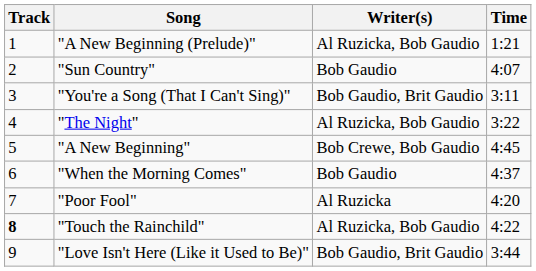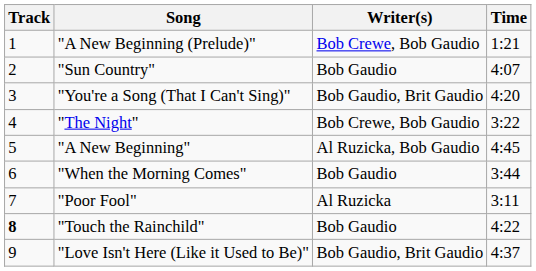(398, 43) Al Ruzicka, Bob Gaudio -> (398, 43) Bob Crewe, Bob Gaudio
(505, 95) 3:11 -> (505, 95) 4:20
(398, 122) Al Ruzicka, Bob Gaudio -> (398, 122) Bob Crewe, Bob Gaudio
(398, 148) Bob Crewe, Bob Gaudio -> (398, 148) Al Ruzicka, Bob Gaudio
(505, 174) 4:37 -> (505, 174) 3:44
(505, 200) 4:20 -> (505, 200) 3:11
(398, 226) Al Ruzicka, Bob Gaudio -> (357, 226) Bob Gaudio
(505, 252) 3:44 -> (505, 252) 4:37
